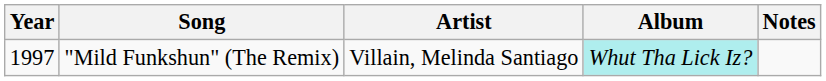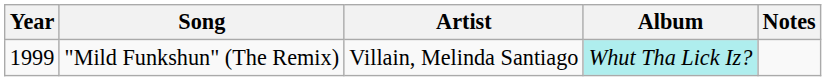(32, 57) 1997 -> (32, 57) 1999
